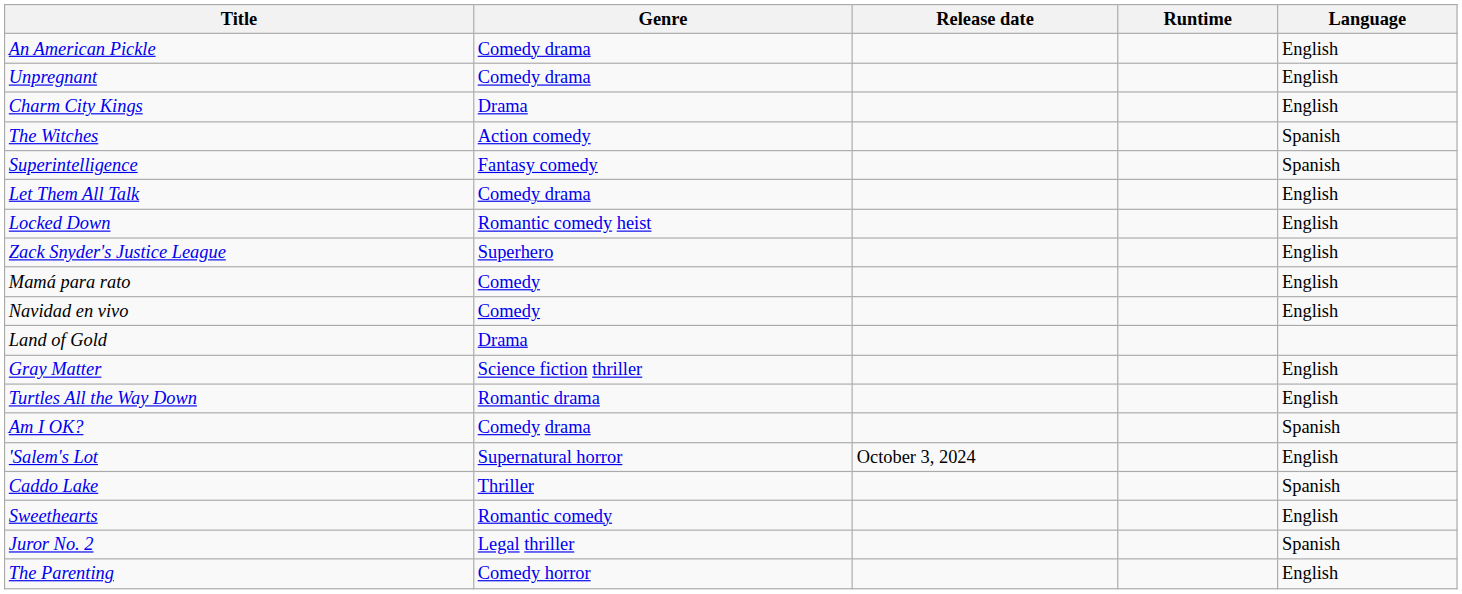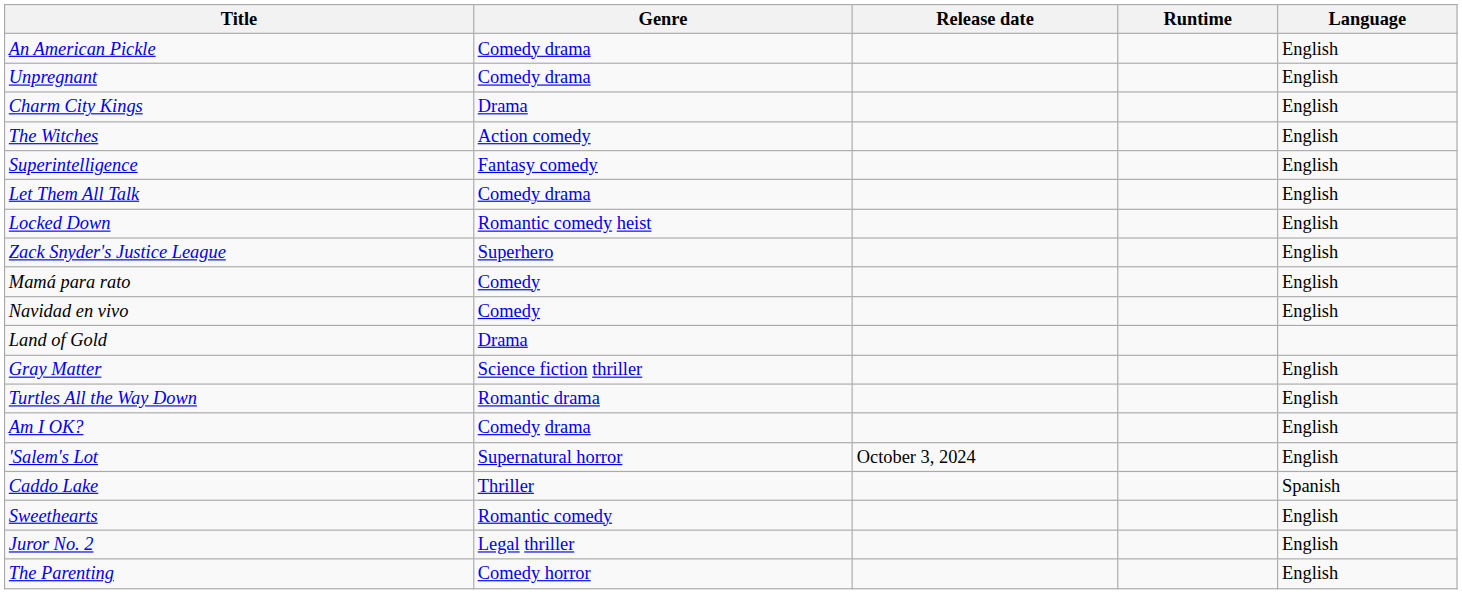(1311, 135) Spanish -> (1310, 135) English
(1311, 164) Spanish -> (1310, 164) English
(1311, 427) Spanish -> (1310, 427) English
(1311, 544) Spanish -> (1310, 544) English
